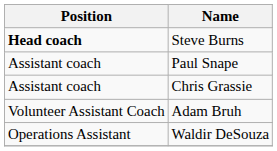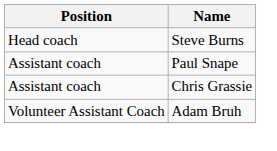(45, 39) bold -> (43, 39) normal
- row: (220, 134)
